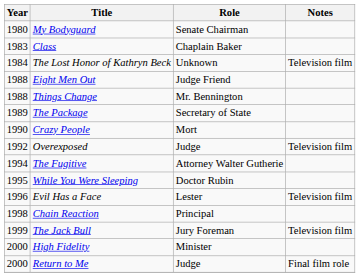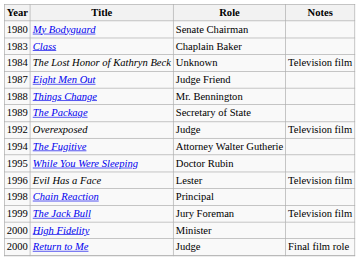(17, 79) 1988 -> (17, 79) 1987
- row: (61, 130)
